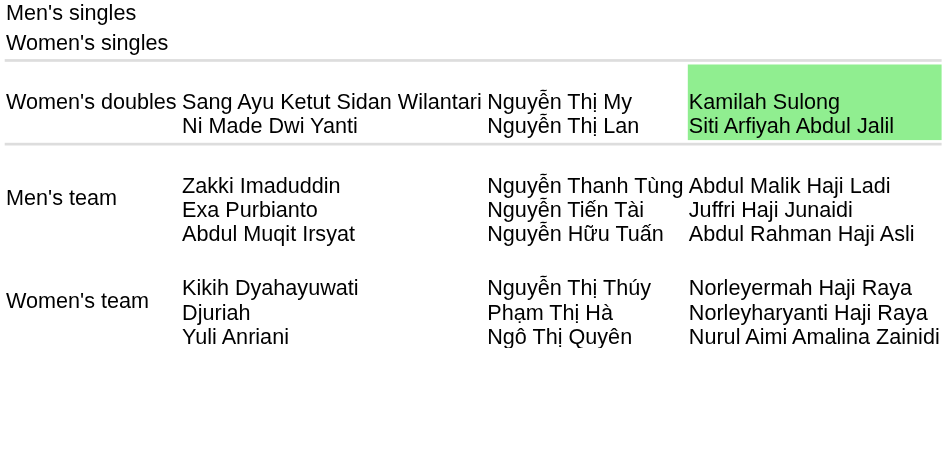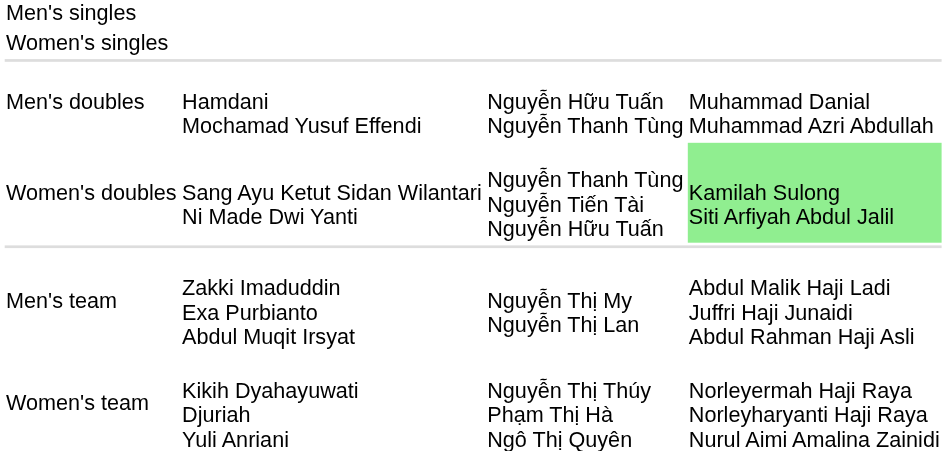+ row: (75, 102)
(563, 114) Nguyễn Thị My Nguyễn Thị Lan -> (585, 204) Nguyễn Thanh Tùng Nguyễn Tiến Tài Nguyễn Hữu Tuấn
(585, 210) Nguyễn Thanh Tùng Nguyễn Tiến Tài Nguyễn Hữu Tuấn -> (563, 312) Nguyễn Thị My Nguyễn Thị Lan
